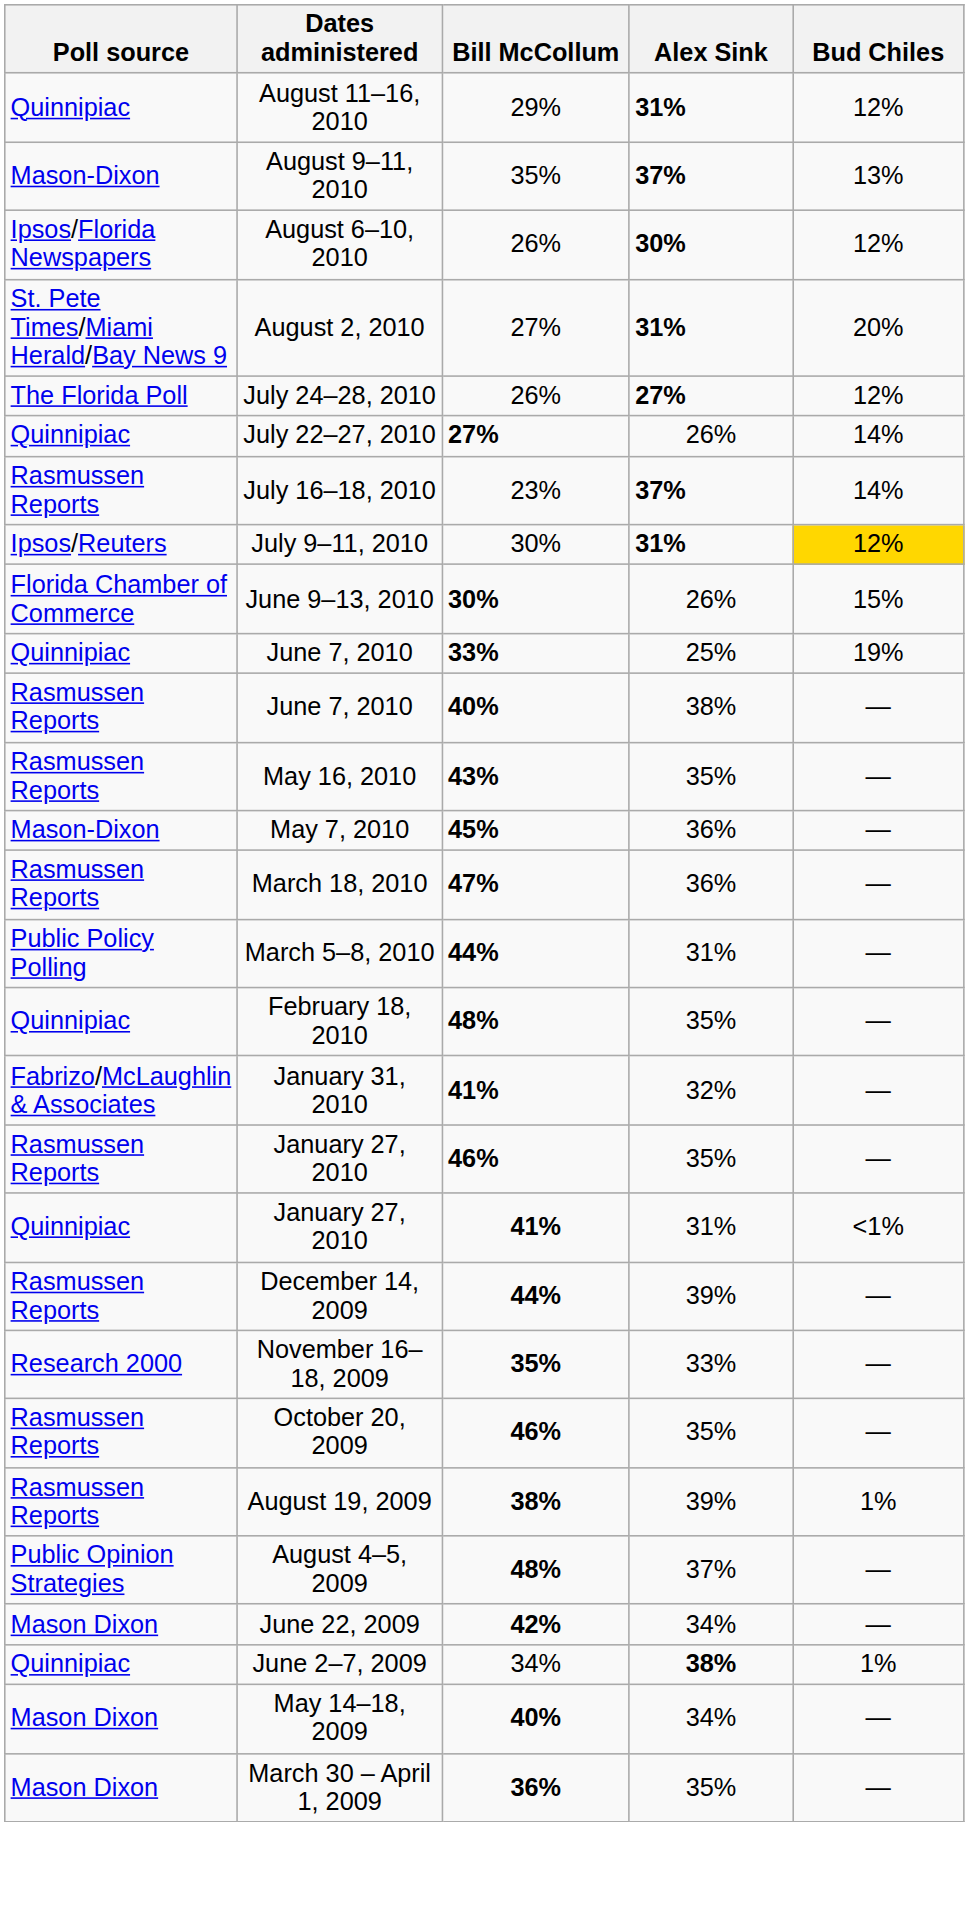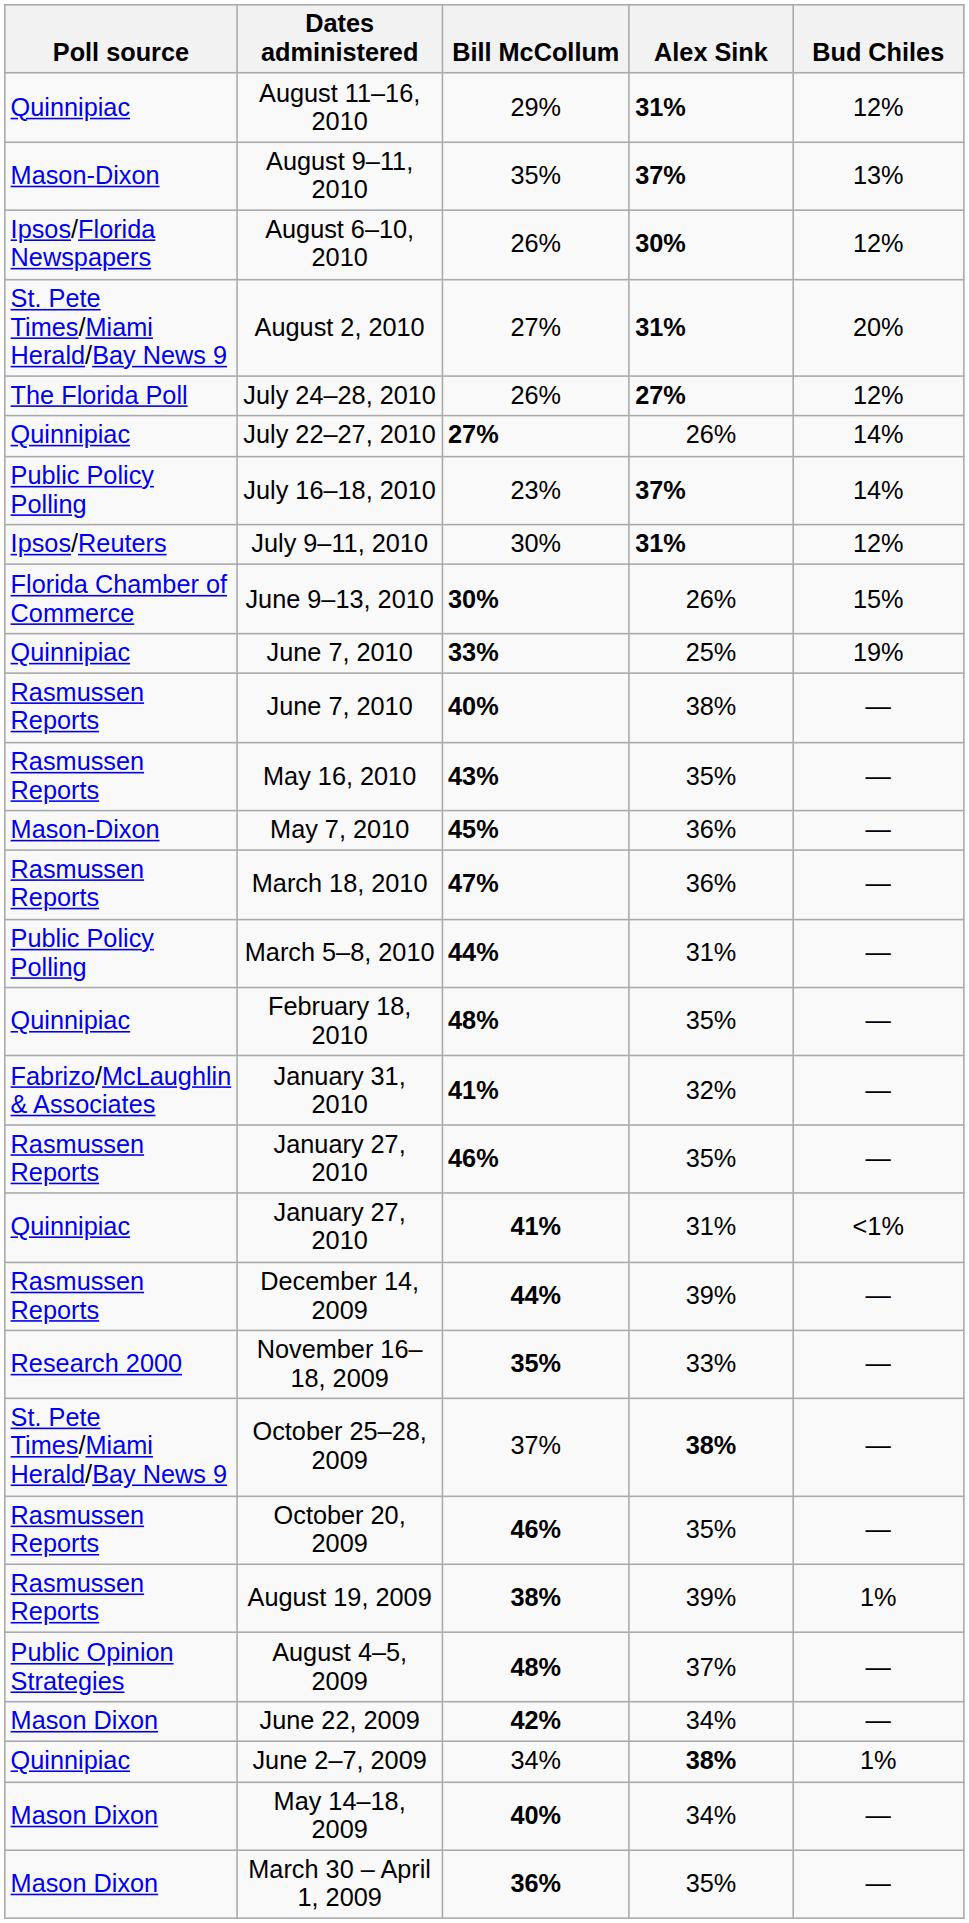(77, 490) Rasmussen Reports -> (82, 490) Public Policy Polling
(878, 544) gold background -> (878, 544) no background
+ row: (340, 1446)
